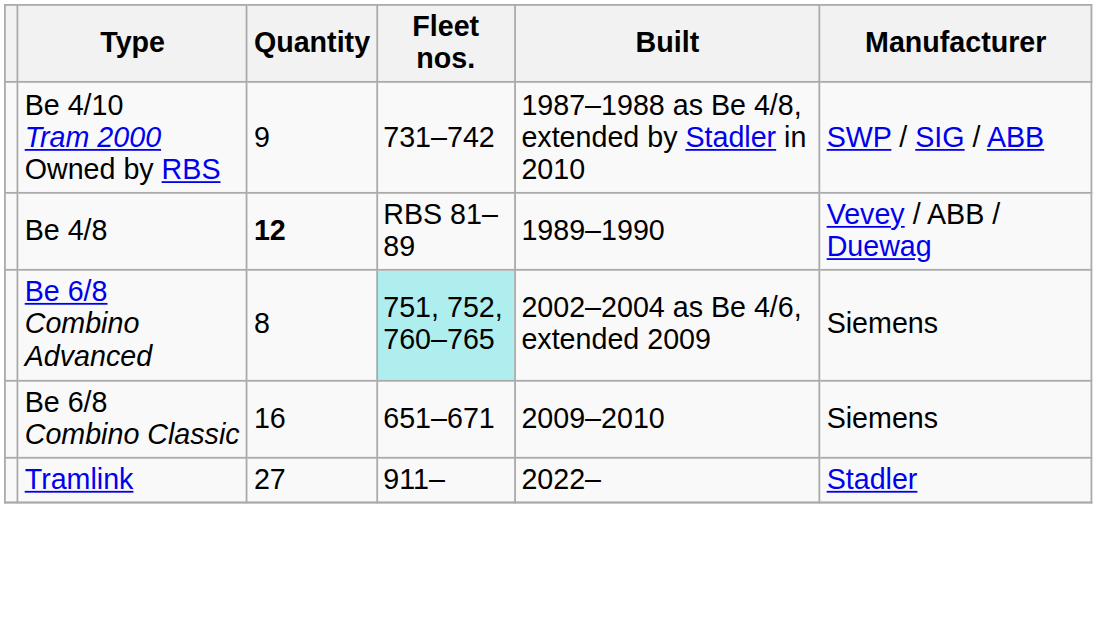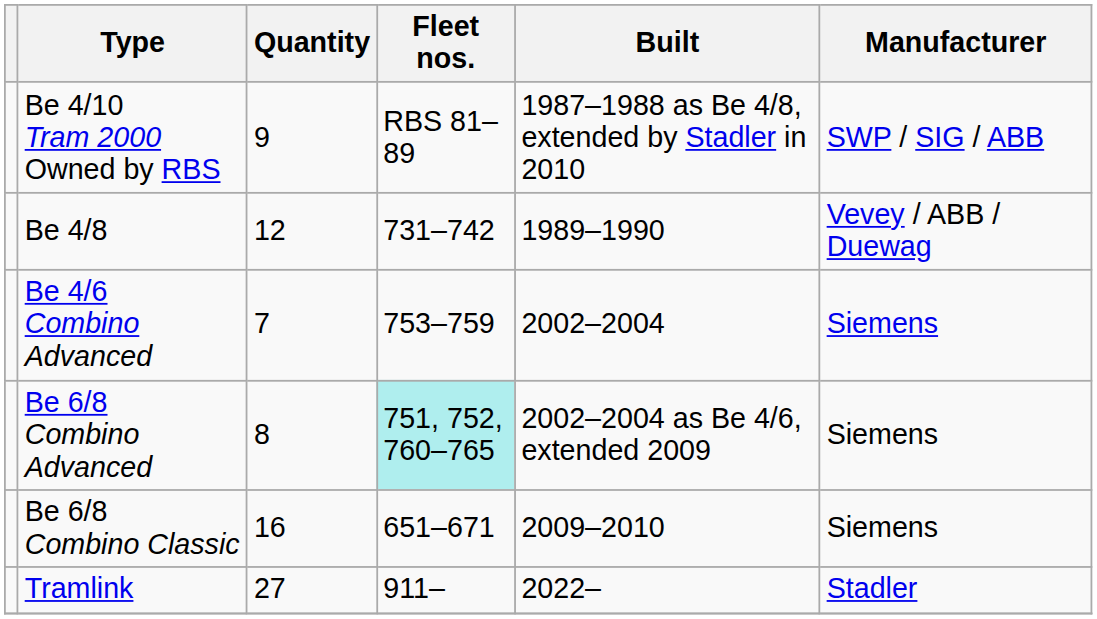(439, 137) 731–742 -> (441, 137) RBS 81–89
(270, 230) bold -> (270, 230) normal
(441, 230) RBS 81–89 -> (439, 230) 731–742
+ row: (88, 324)
